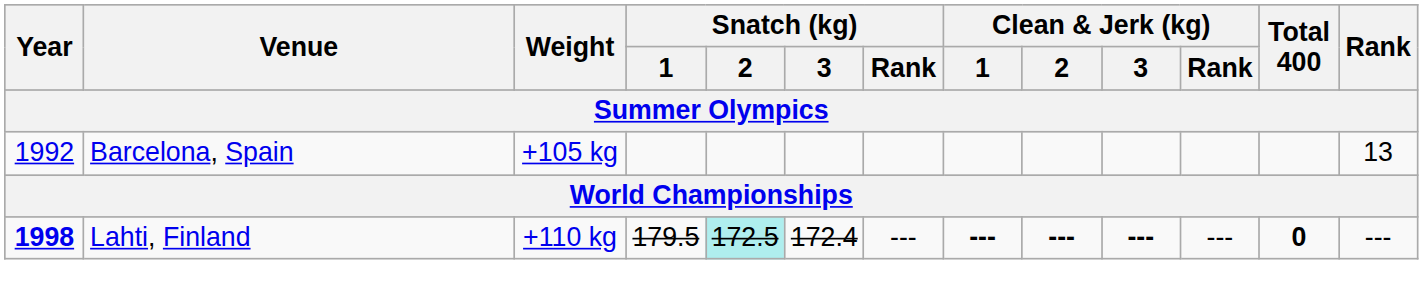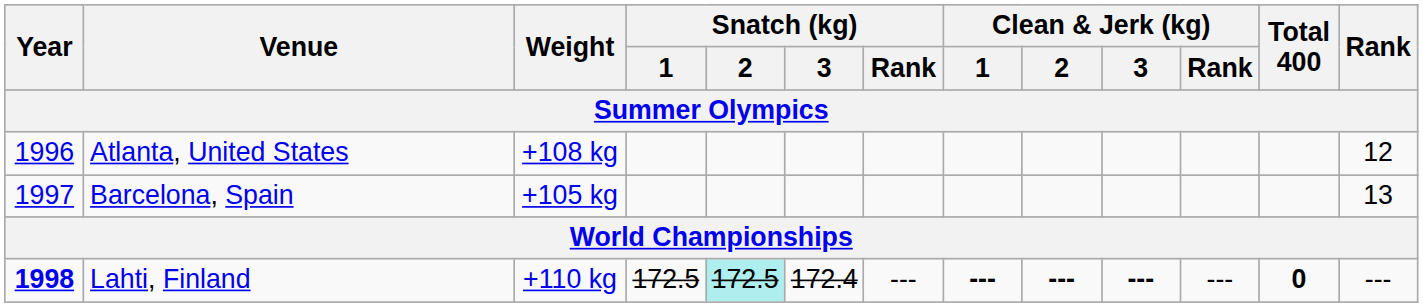+ row: (219, 152)
(44, 152) 1992 -> (44, 195) 1997
(666, 237) 179.5 -> (666, 279) 172.5
